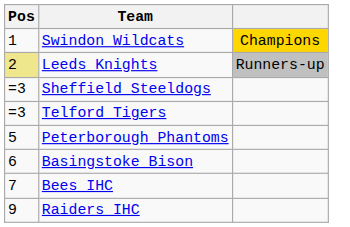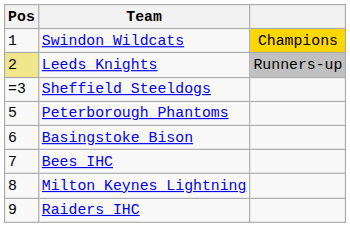- row: (104, 113)
+ row: (144, 186)
